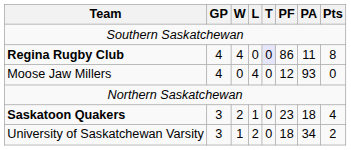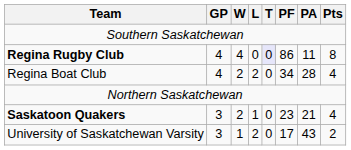+ row: (57, 74)
- row: (59, 74)
(309, 114) 18 -> (309, 114) 21
(287, 134) 18 -> (287, 134) 17
(309, 134) 34 -> (309, 134) 43
